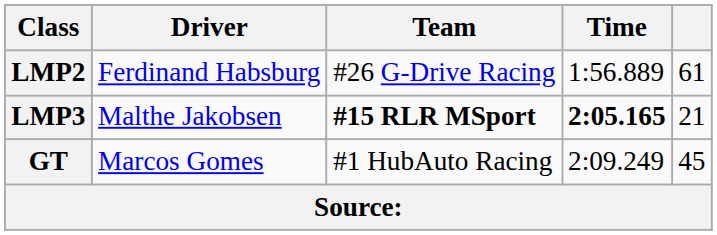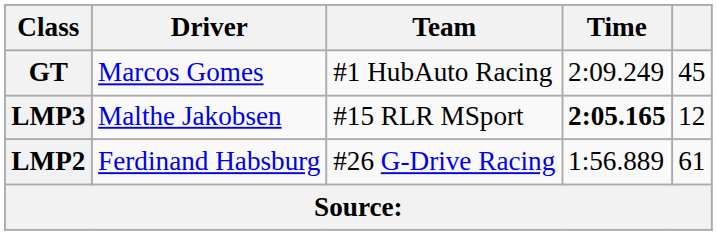rows swapped: (48, 72) <-> (48, 161)
(434, 117) bold -> (428, 117) normal
(692, 117) 21 -> (692, 117) 12
